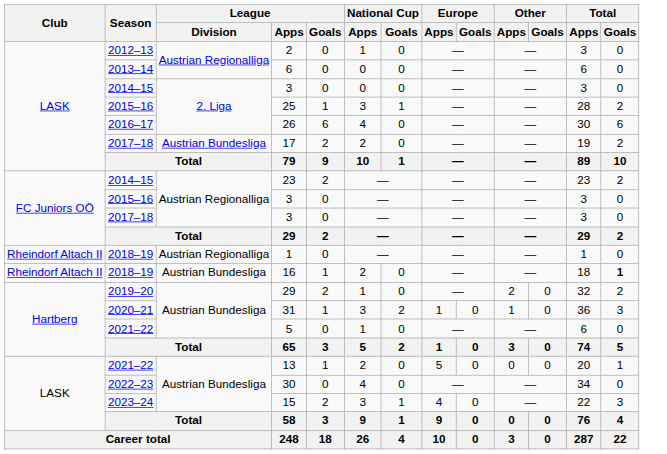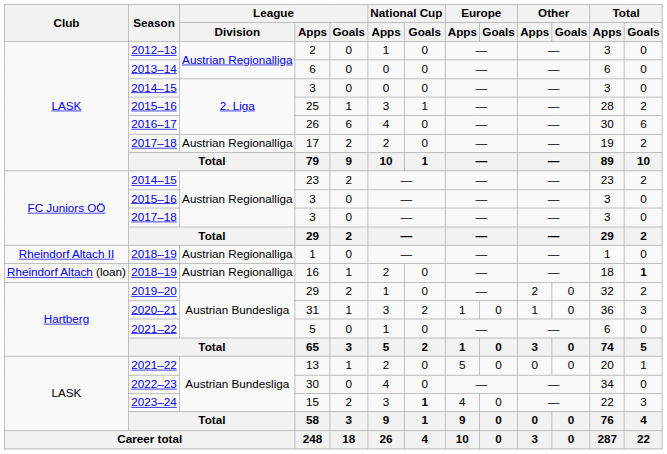(214, 143) Austrian Bundesliga -> (237, 143) Austrian Regionalliga
(55, 273) Rheindorf Altach II -> (66, 273) Rheindorf Altach (loan)
(214, 273) Austrian Bundesliga -> (237, 273) Austrian Regionalliga
(401, 402) normal -> (425, 402) bold
